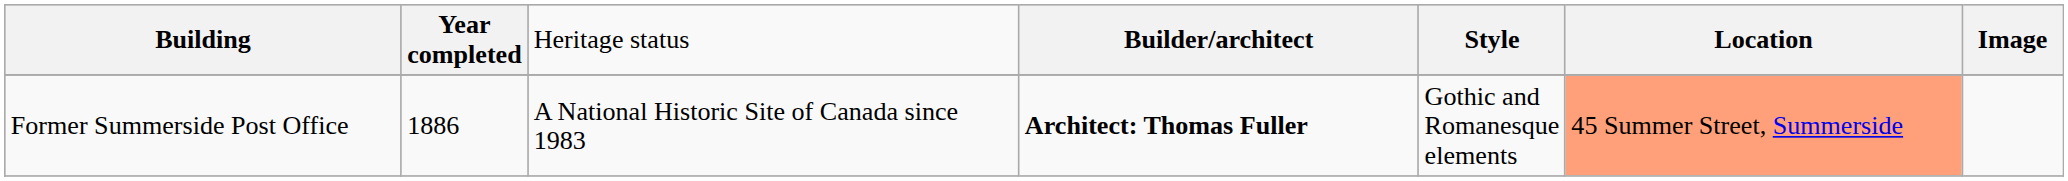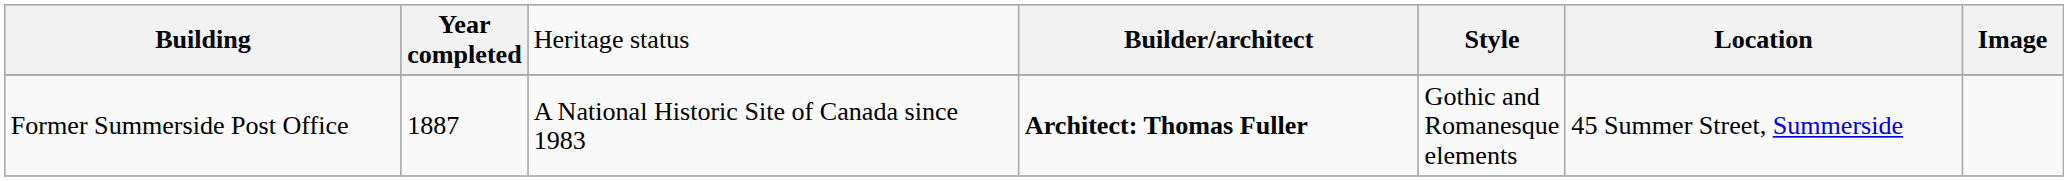(433, 125) 1886 -> (433, 125) 1887
(1737, 125) lightsalmon background -> (1737, 125) no background
